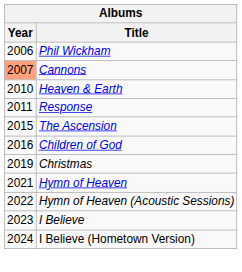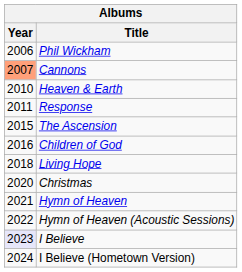+ row: (70, 164)
(20, 164) 2019 -> (20, 182) 2020
(20, 220) no background -> (20, 239) lavender background
